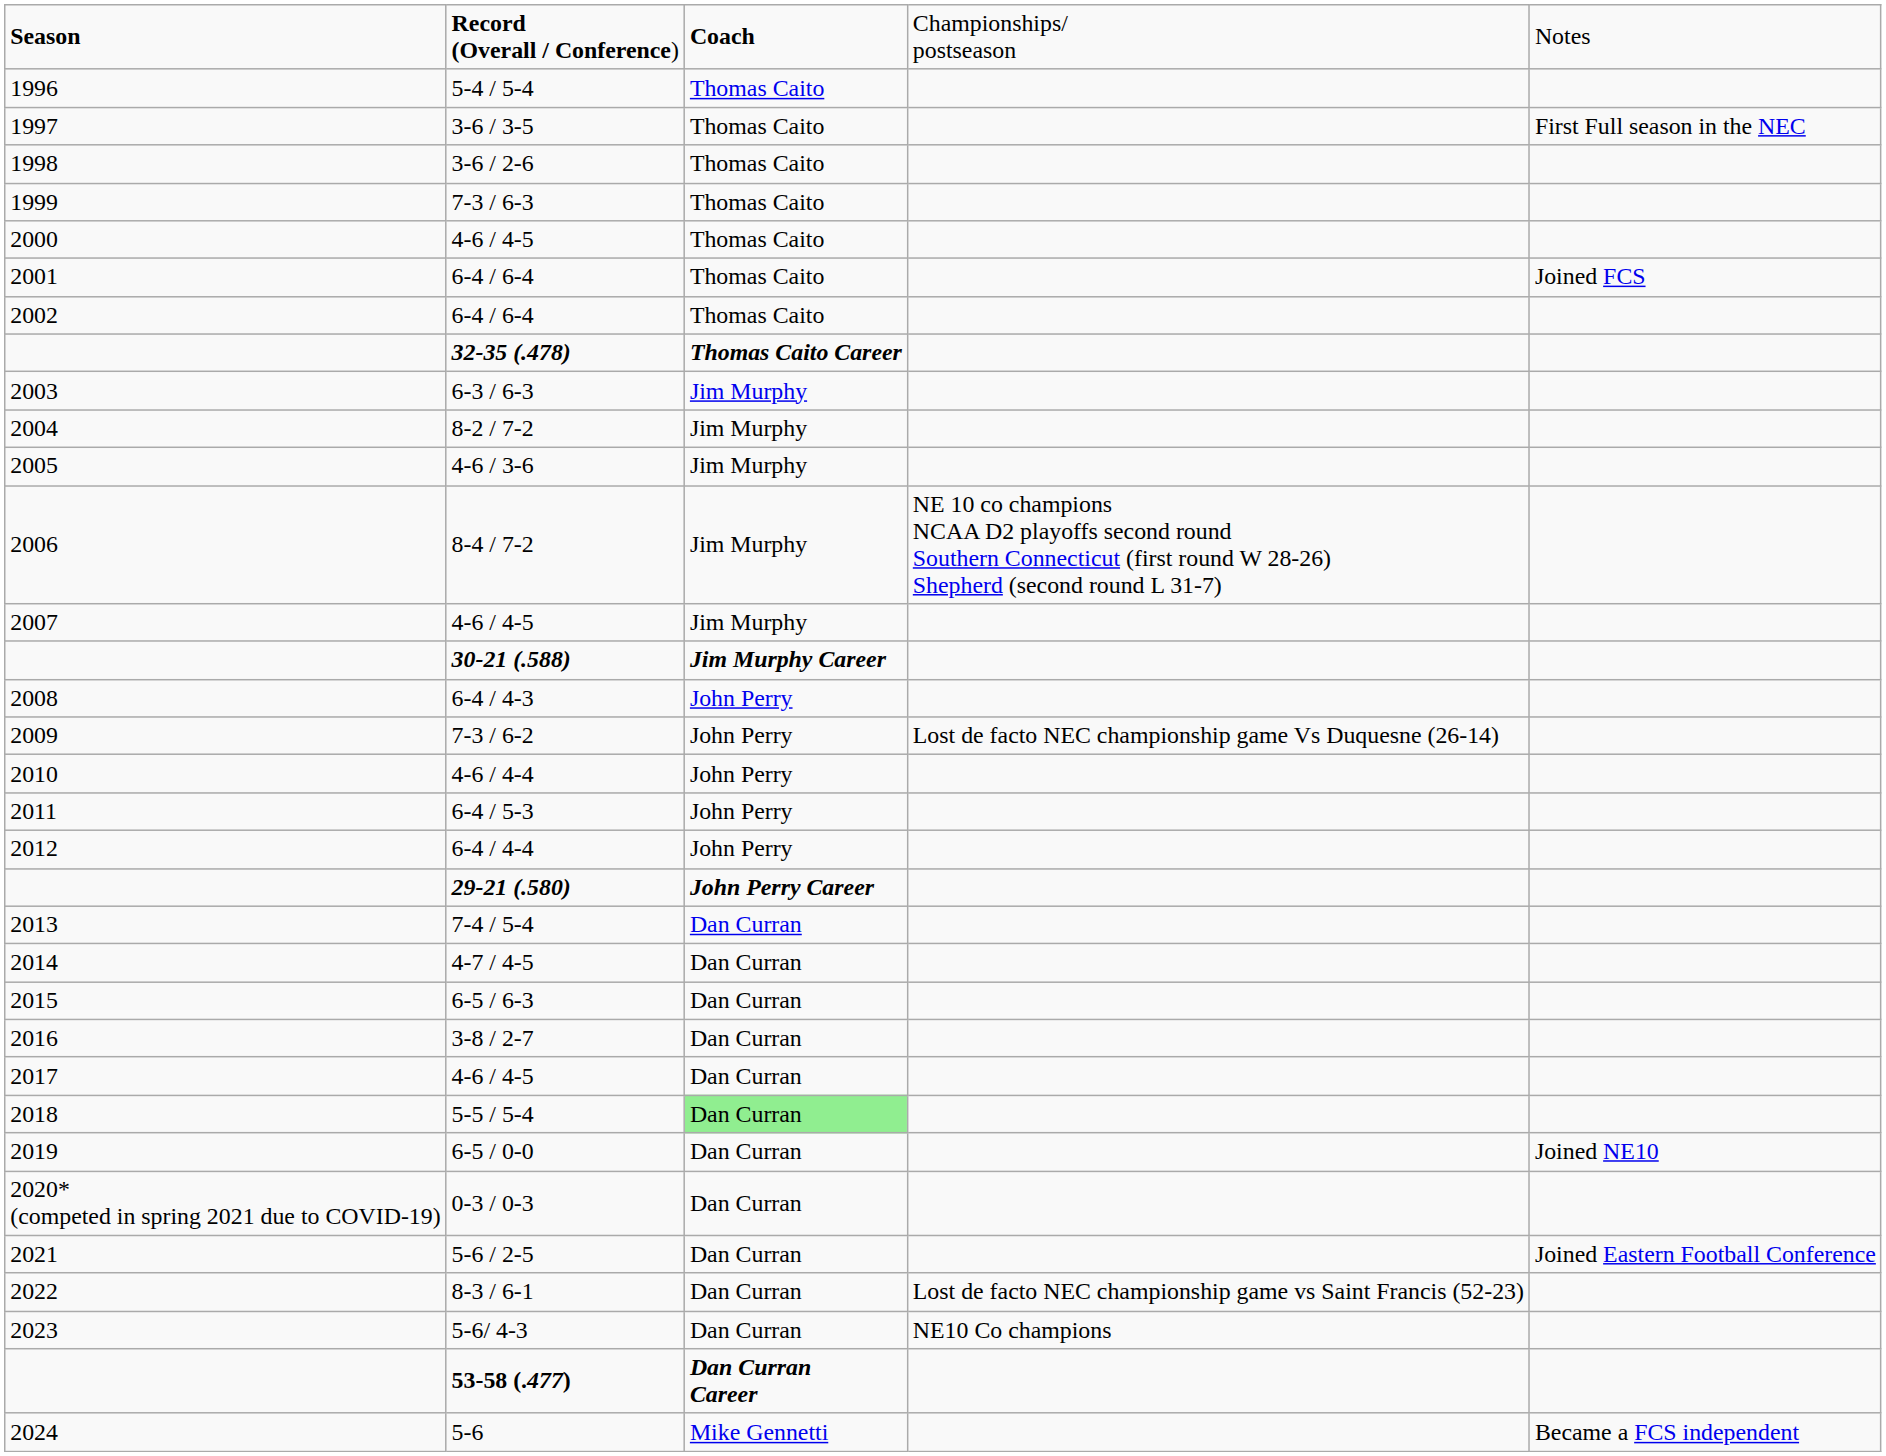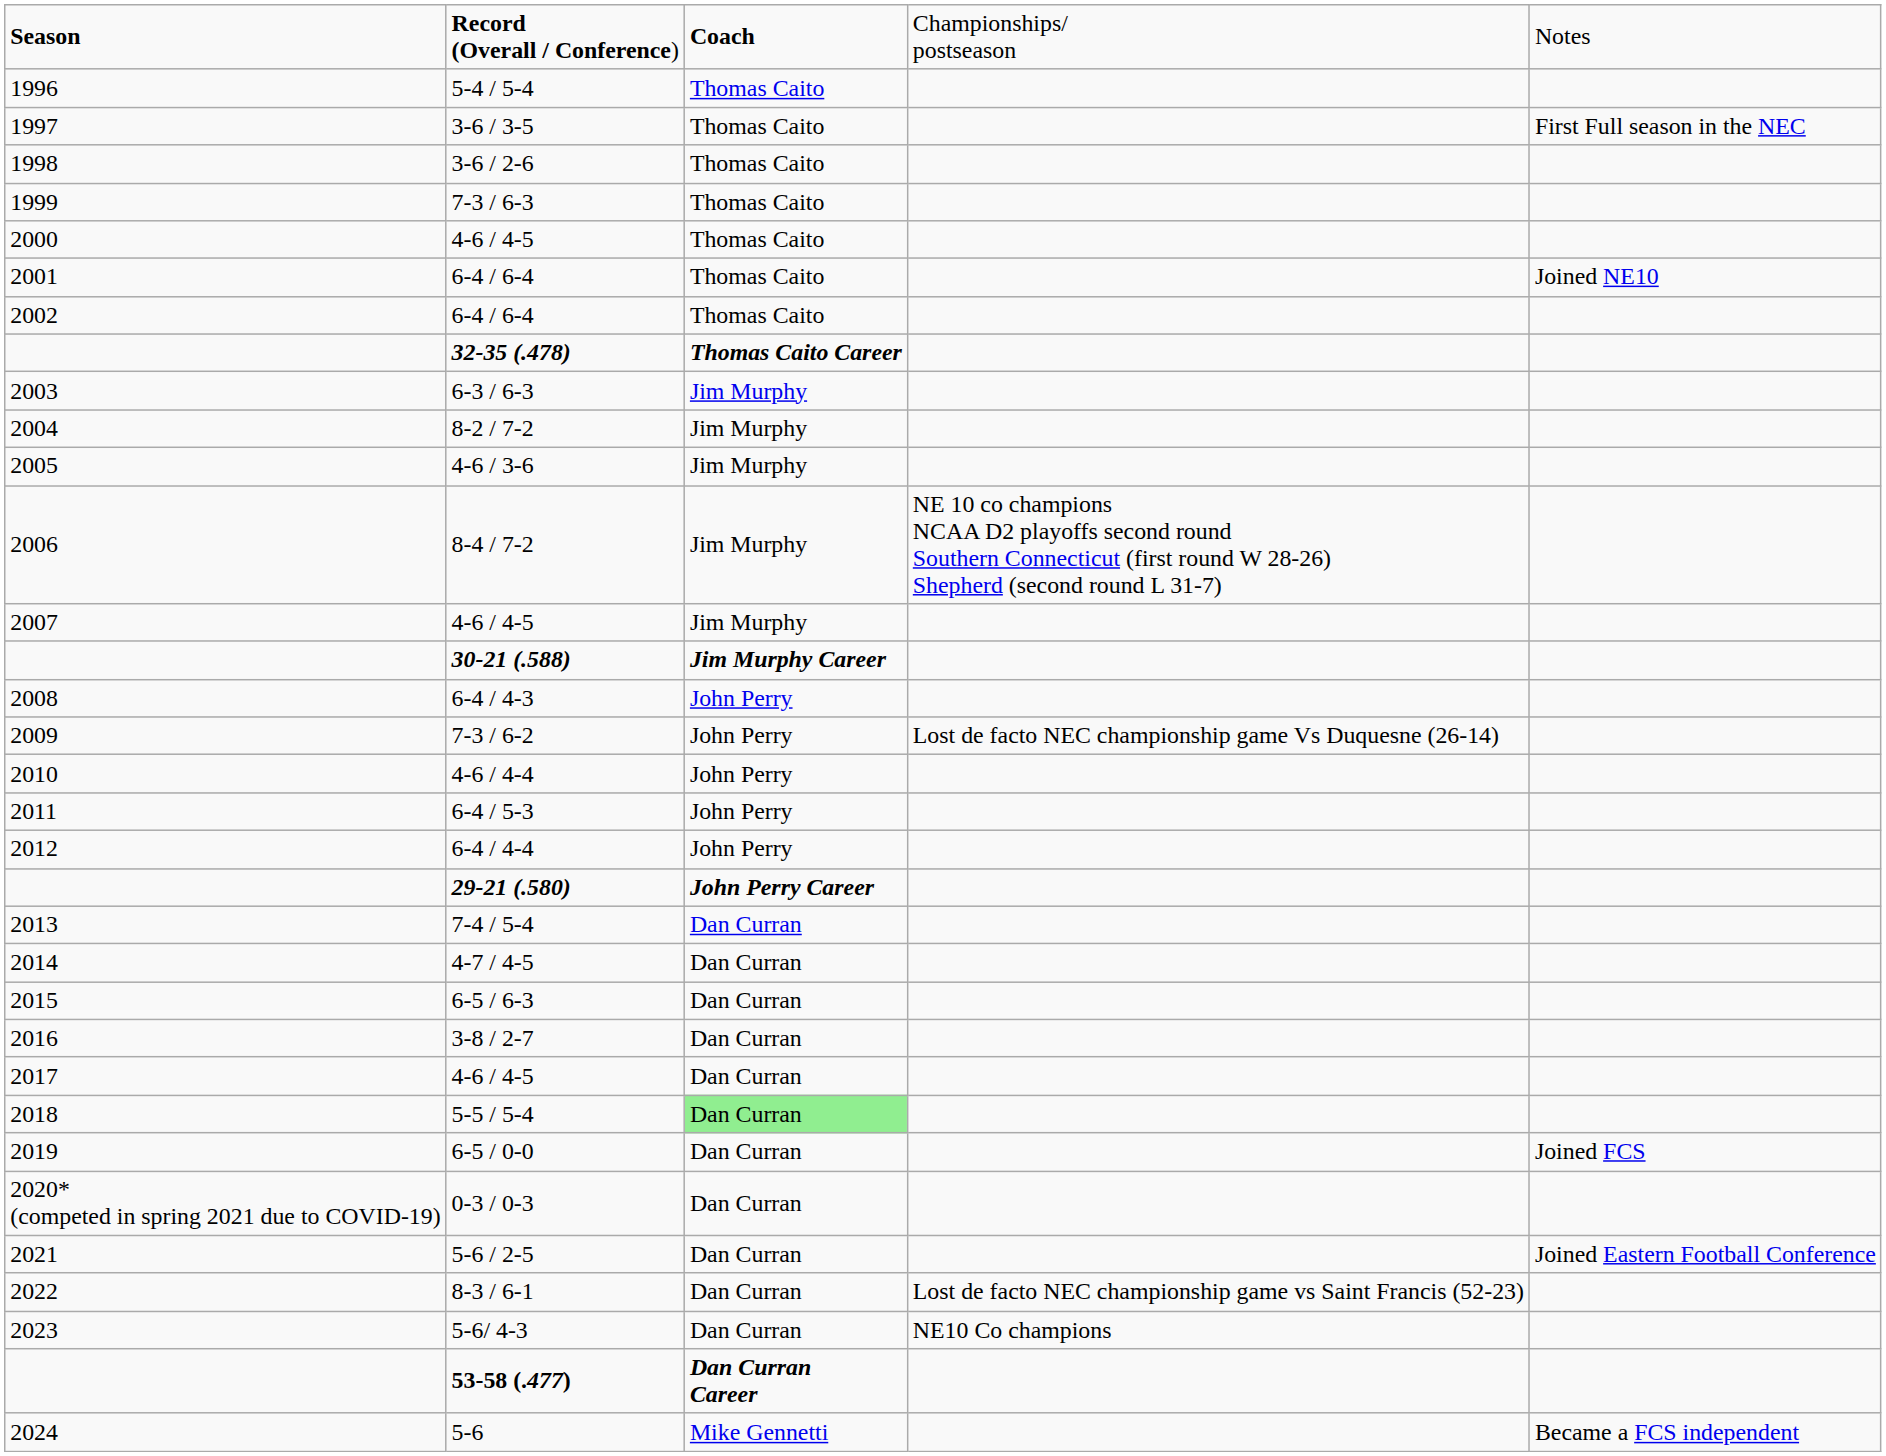(1590, 277) Joined FCS -> (1597, 277) Joined NE10
(1597, 1151) Joined NE10 -> (1590, 1151) Joined FCS
